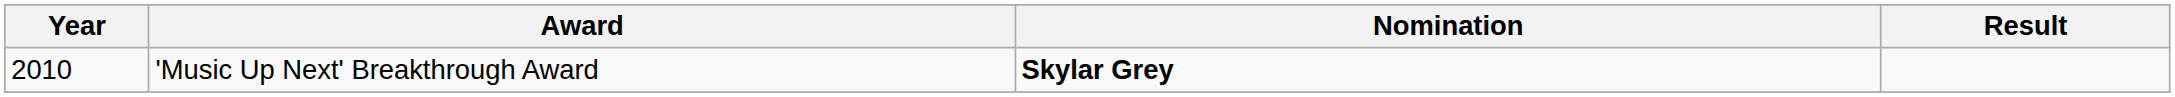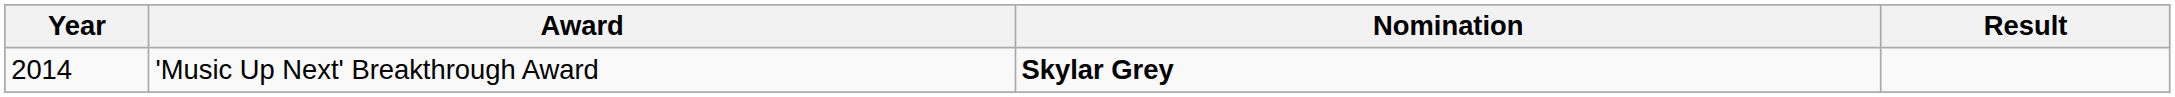(42, 69) 2010 -> (42, 69) 2014
